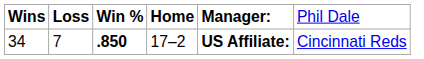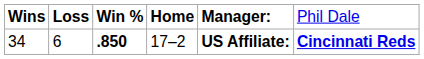(57, 41) 7 -> (57, 41) 6
(352, 41) normal -> (356, 41) bold
